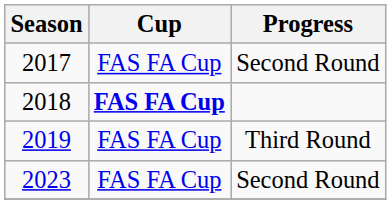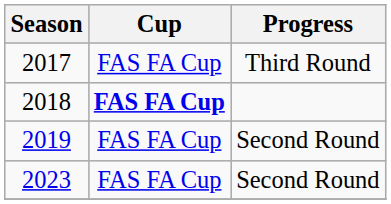(308, 62) Second Round -> (308, 62) Third Round
(308, 140) Third Round -> (308, 140) Second Round
